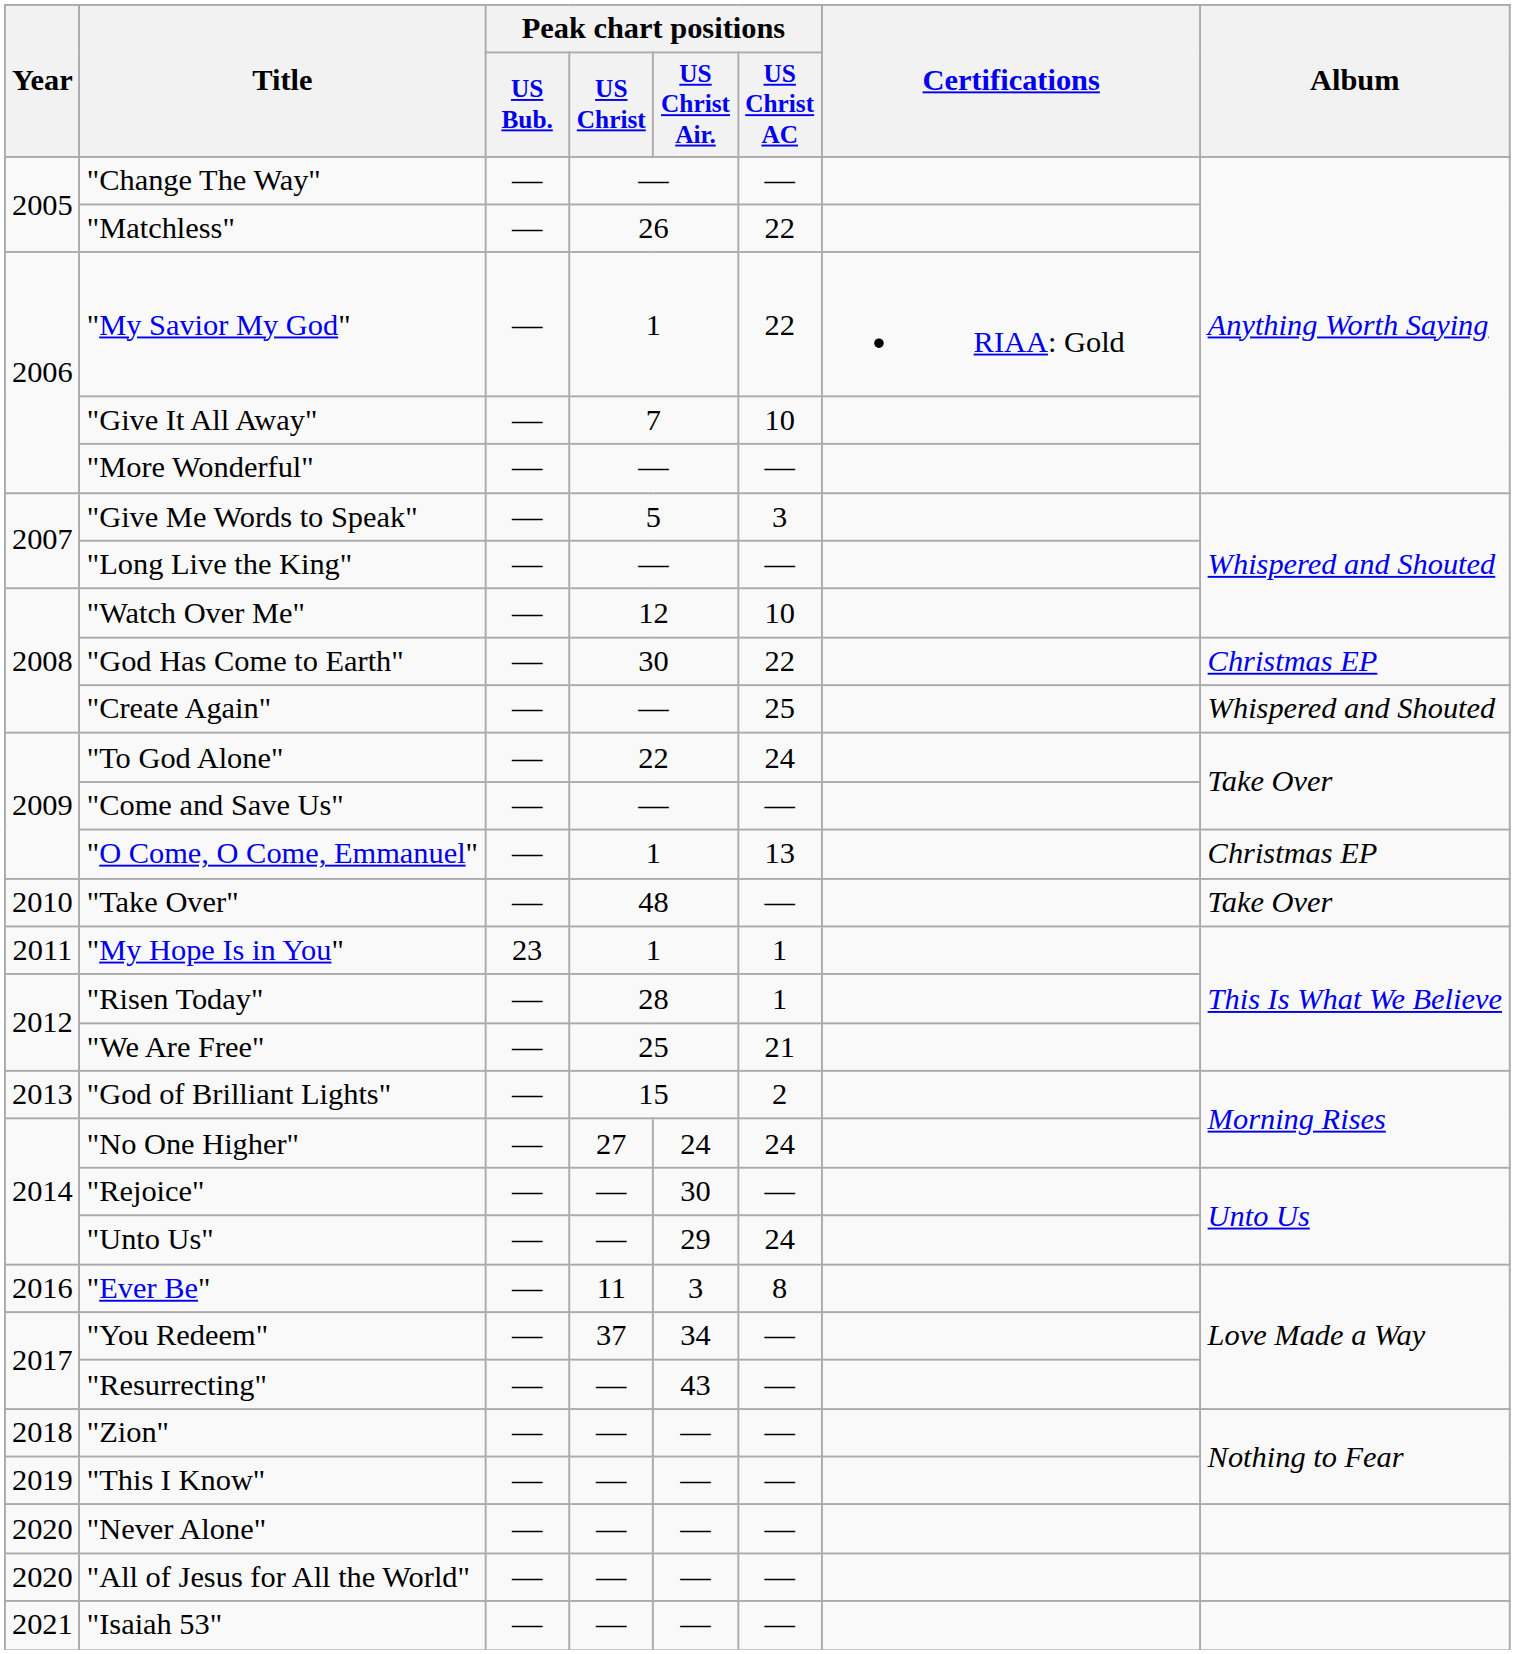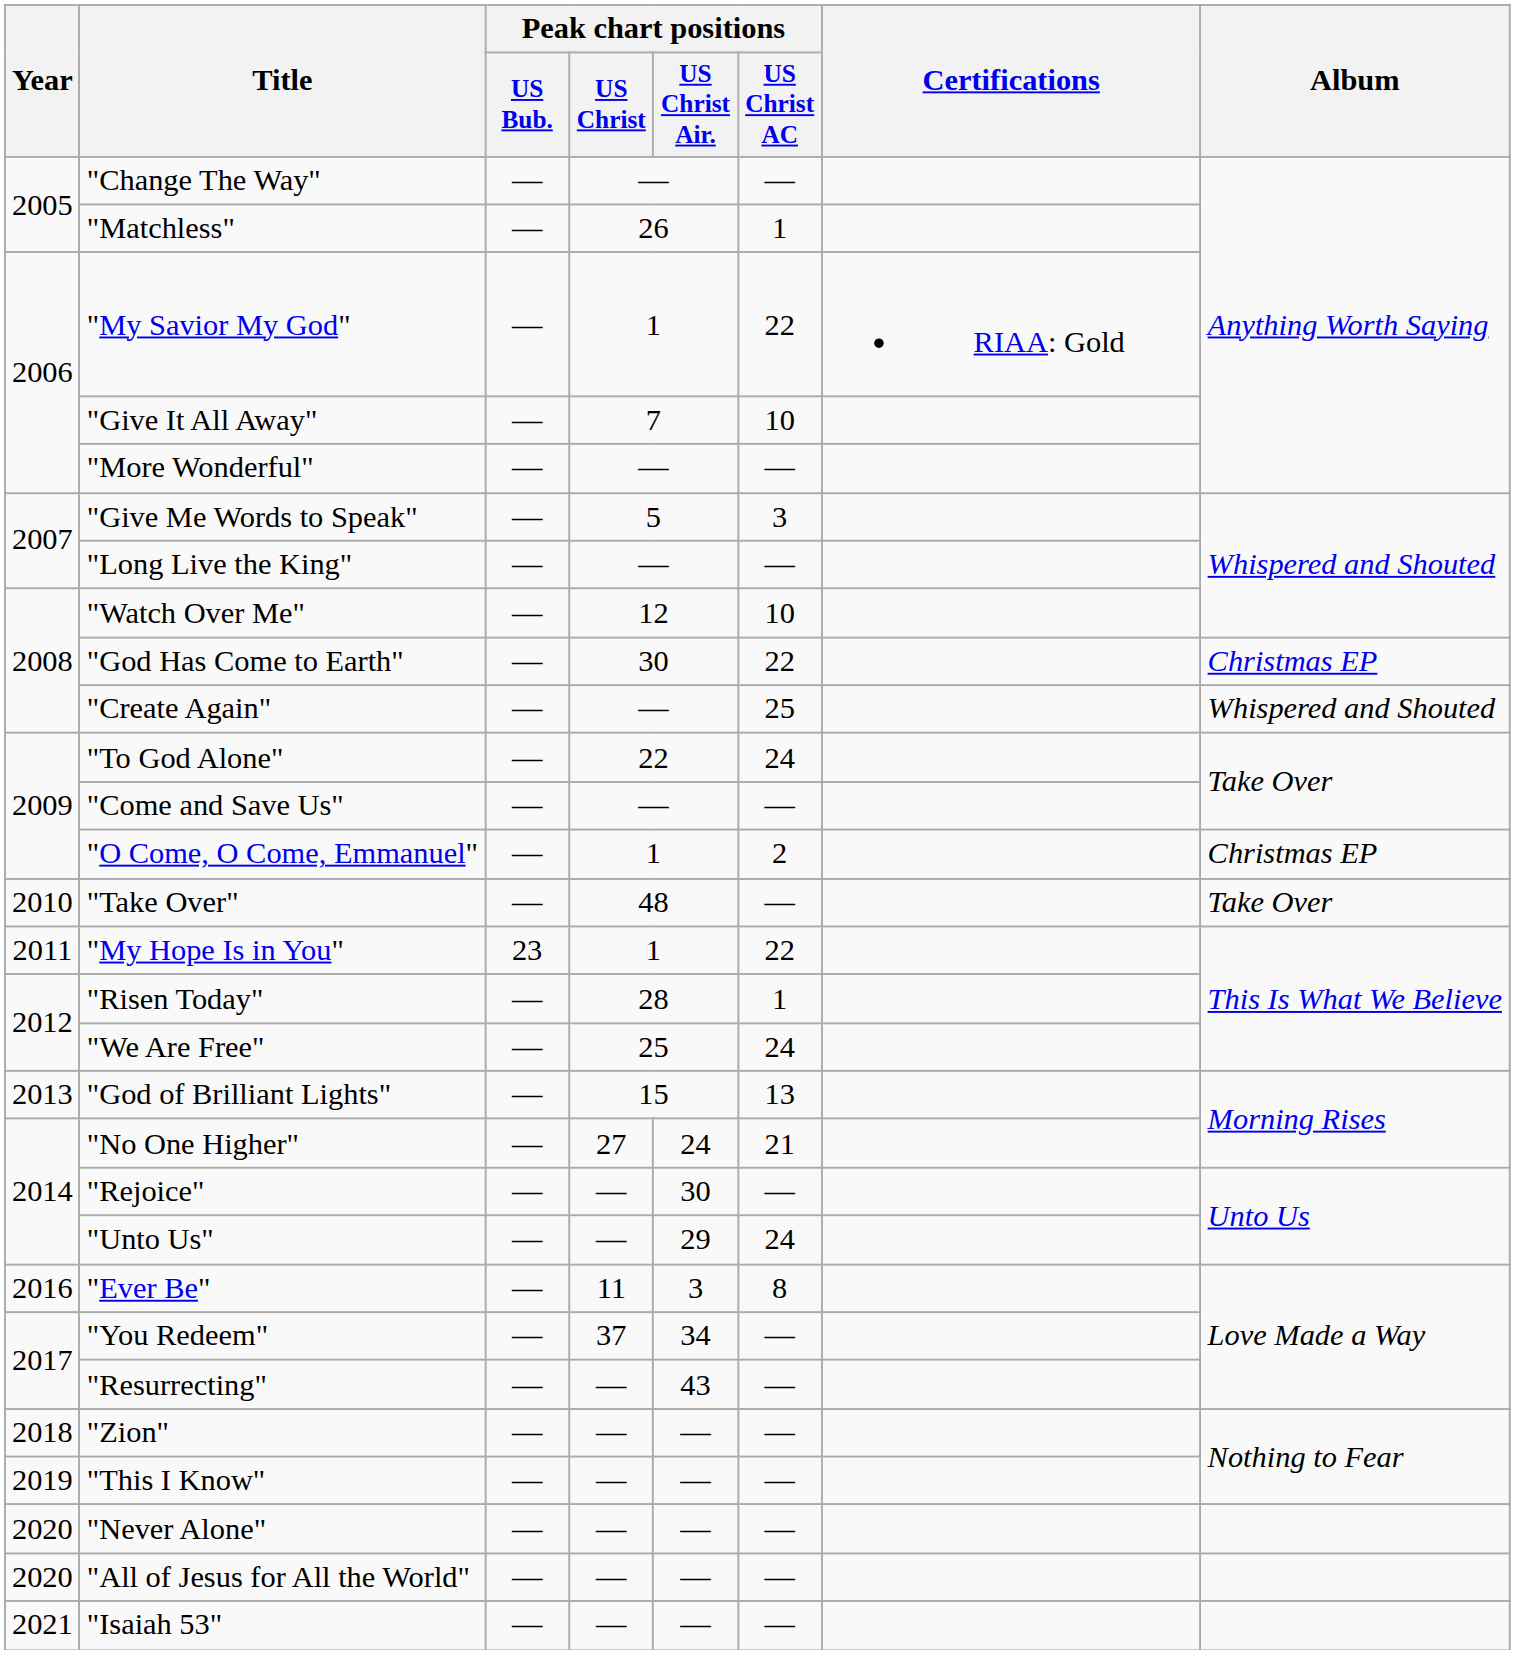(780, 228) 22 -> (780, 228) 1
(780, 853) 13 -> (780, 853) 2
(780, 949) 1 -> (780, 949) 22
(780, 1046) 21 -> (780, 1046) 24
(780, 1094) 2 -> (780, 1094) 13
(780, 1142) 24 -> (780, 1142) 21
